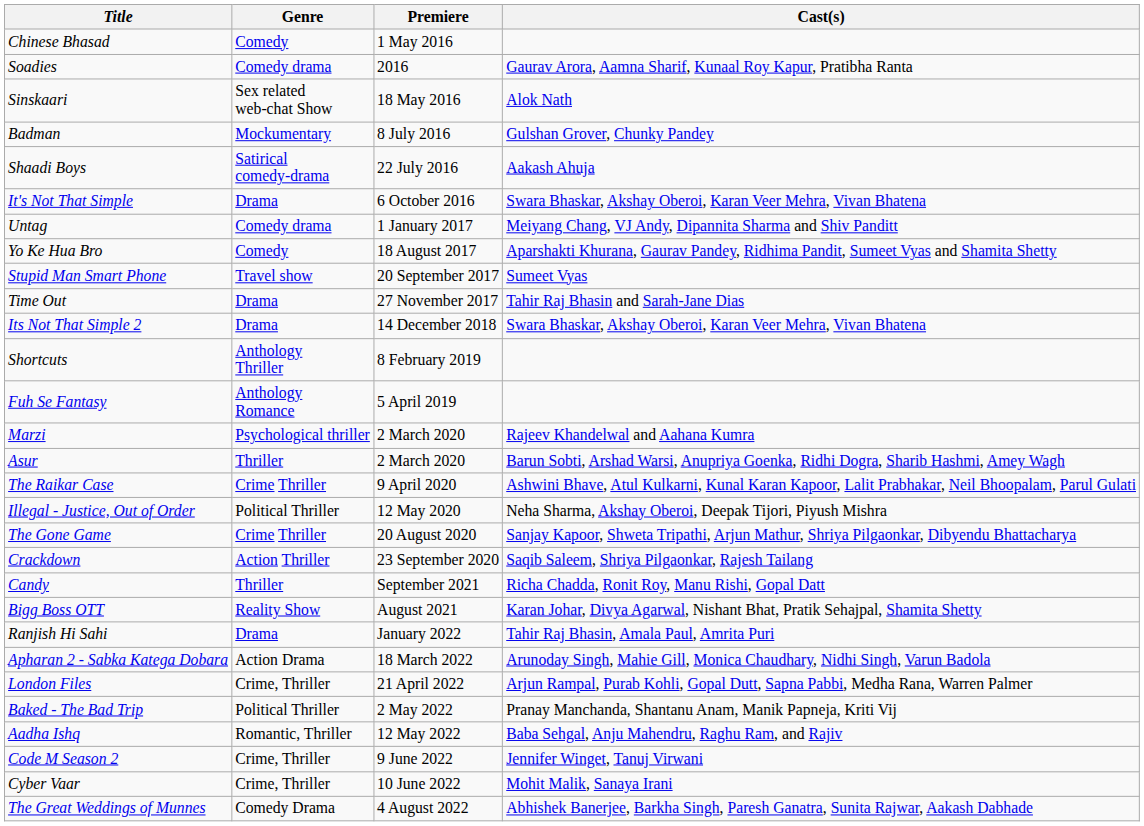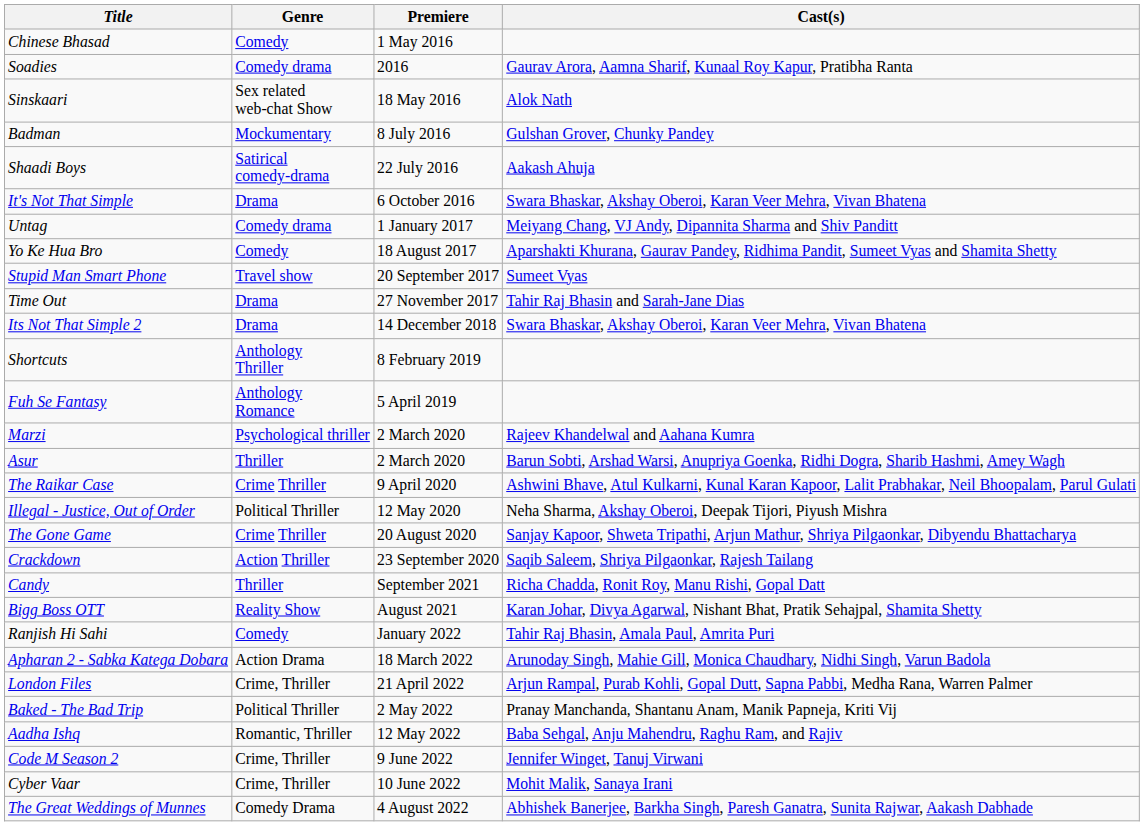(257, 634) Drama -> (262, 634) Comedy
